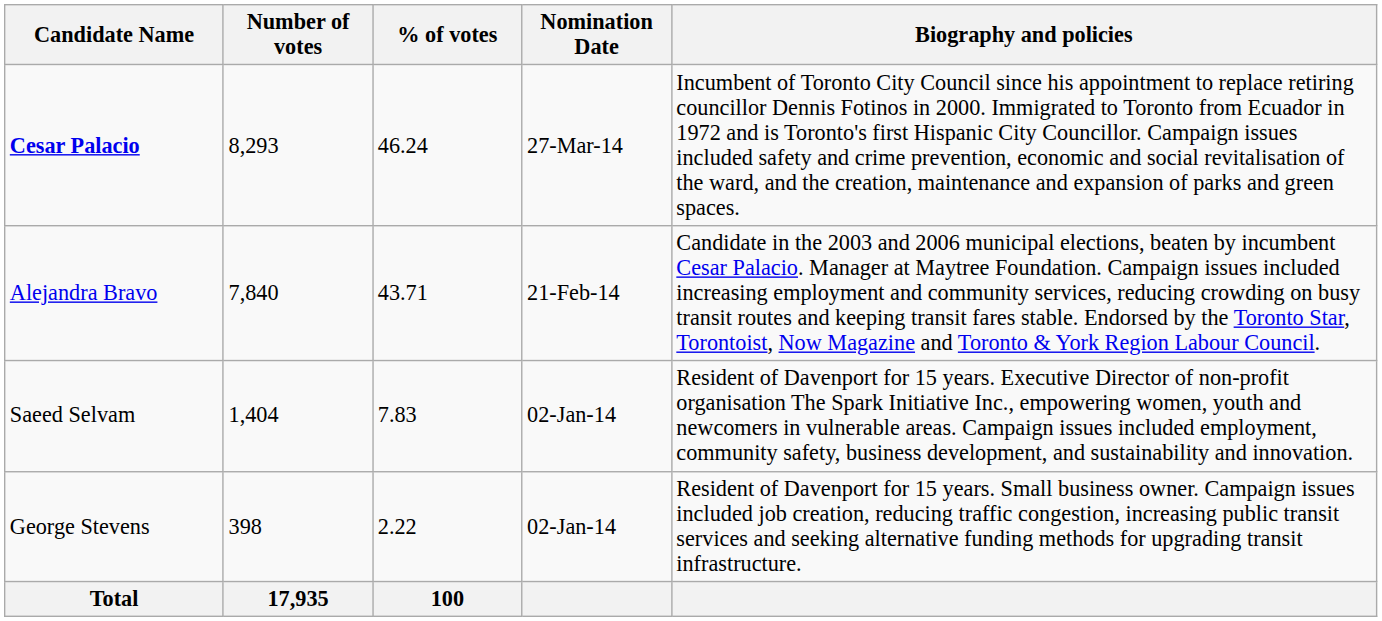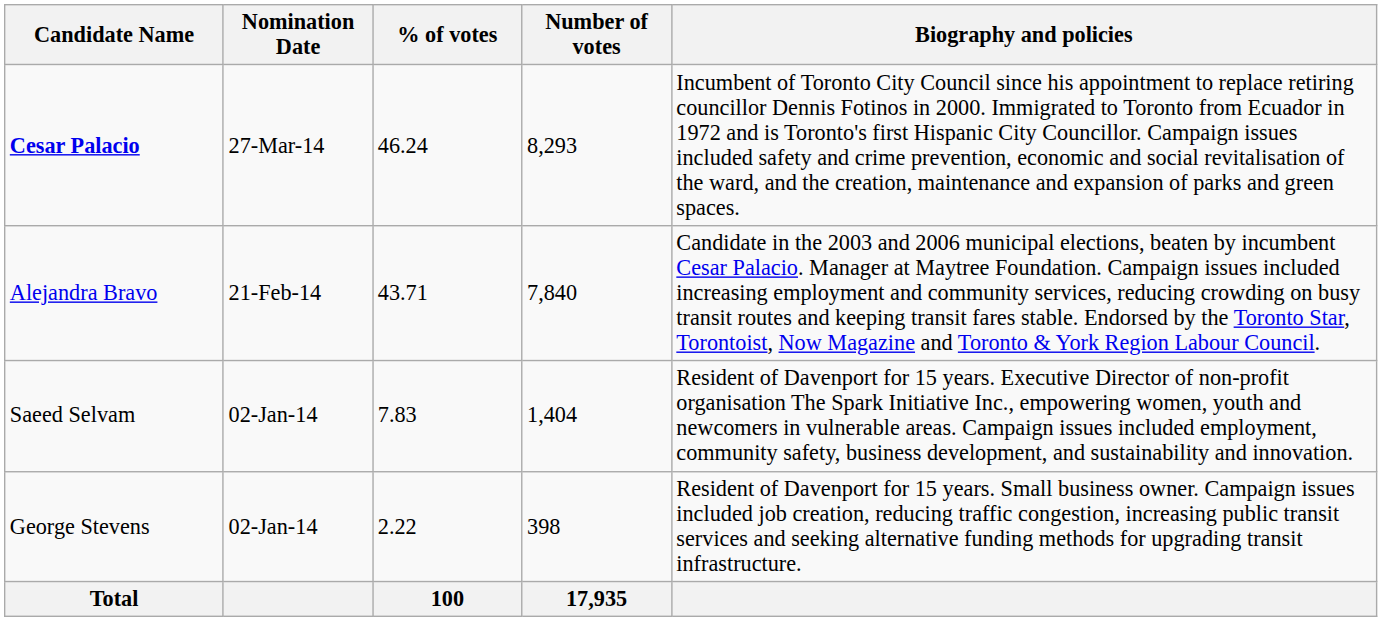columns swapped: (298, 34) <-> (597, 34)
